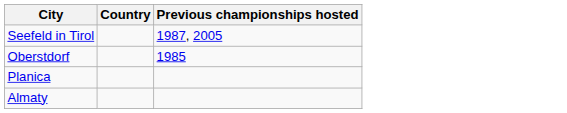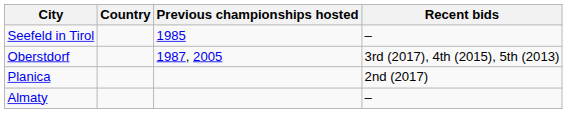+ column: (462, 14)
(189, 35) 1987, 2005 -> (171, 35) 1985
(171, 56) 1985 -> (189, 56) 1987, 2005
